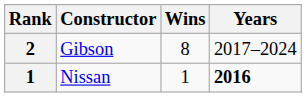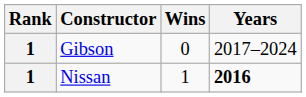(30, 48) 2 -> (30, 48) 1
(185, 48) 8 -> (185, 48) 0
